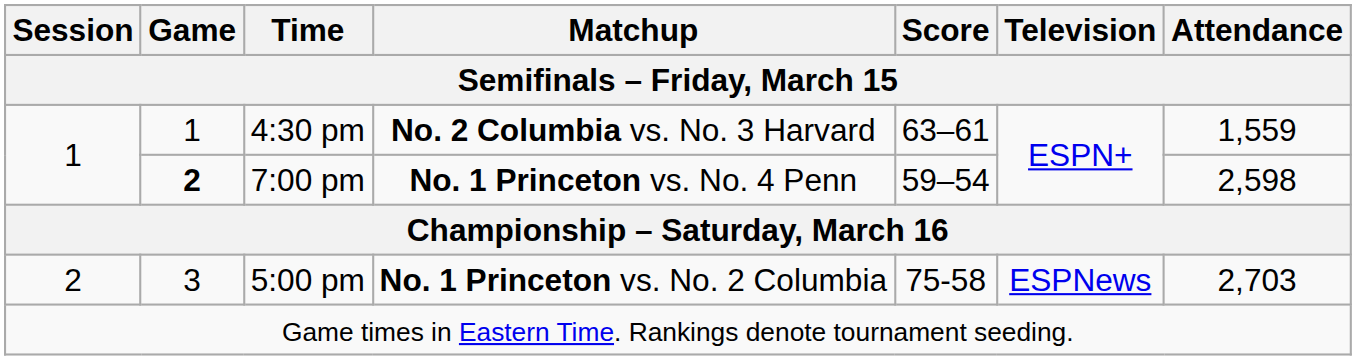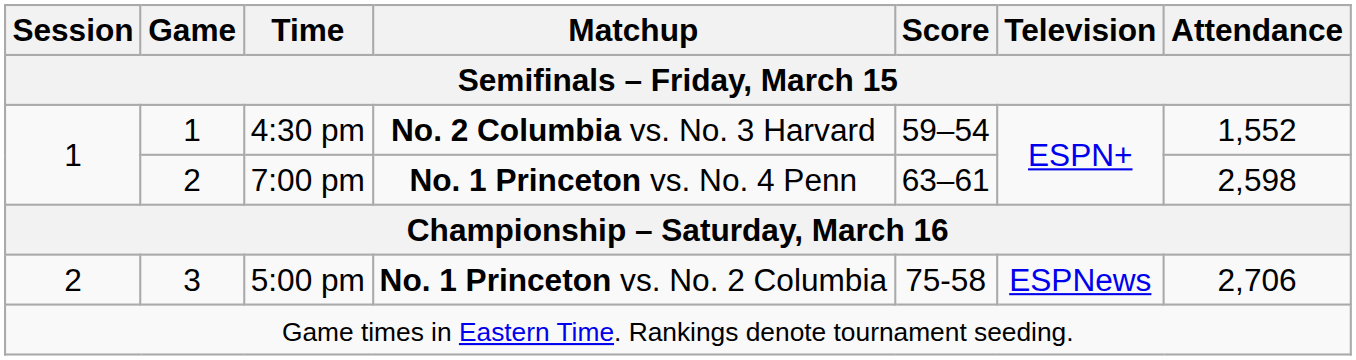(946, 130) 63–61 -> (946, 130) 59–54
(1257, 130) 1,559 -> (1257, 130) 1,552
(192, 180) bold -> (192, 180) normal
(946, 180) 59–54 -> (946, 180) 63–61
(1257, 281) 2,703 -> (1257, 281) 2,706
